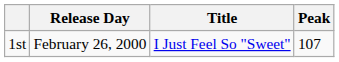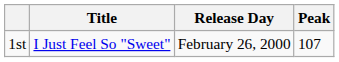columns swapped: (90, 17) <-> (222, 17)
